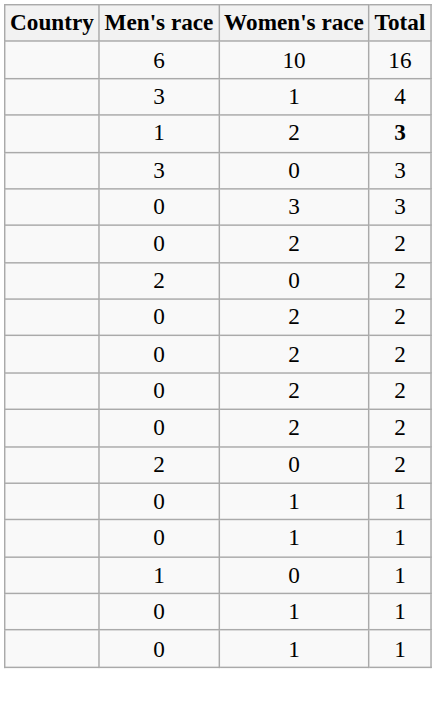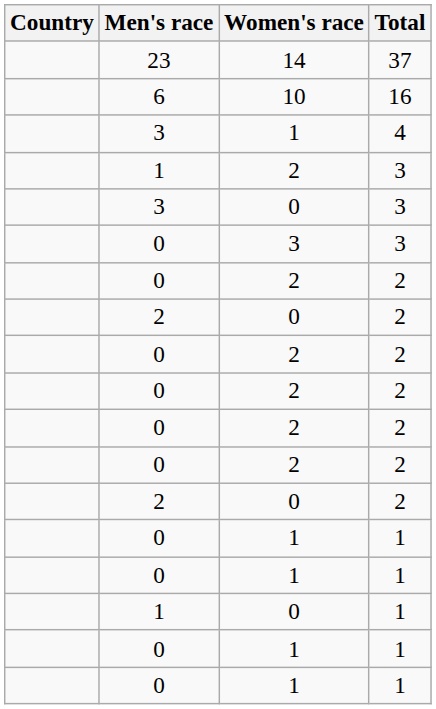+ row: (159, 59)
(400, 133) bold -> (400, 170) normal
